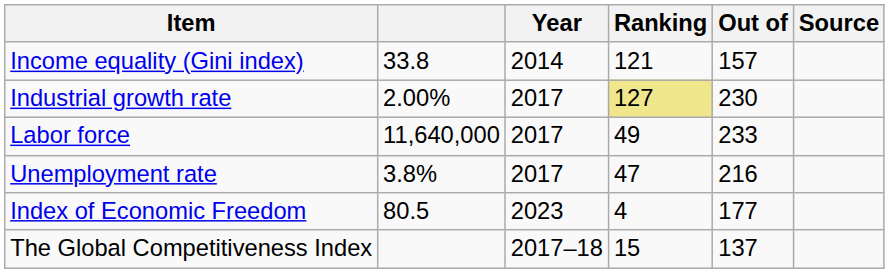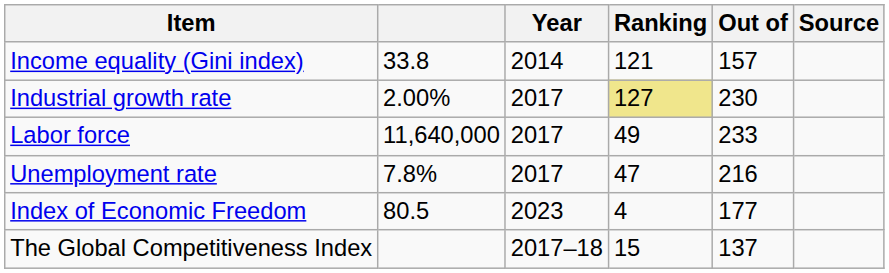(410, 173) 3.8% -> (410, 173) 7.8%
